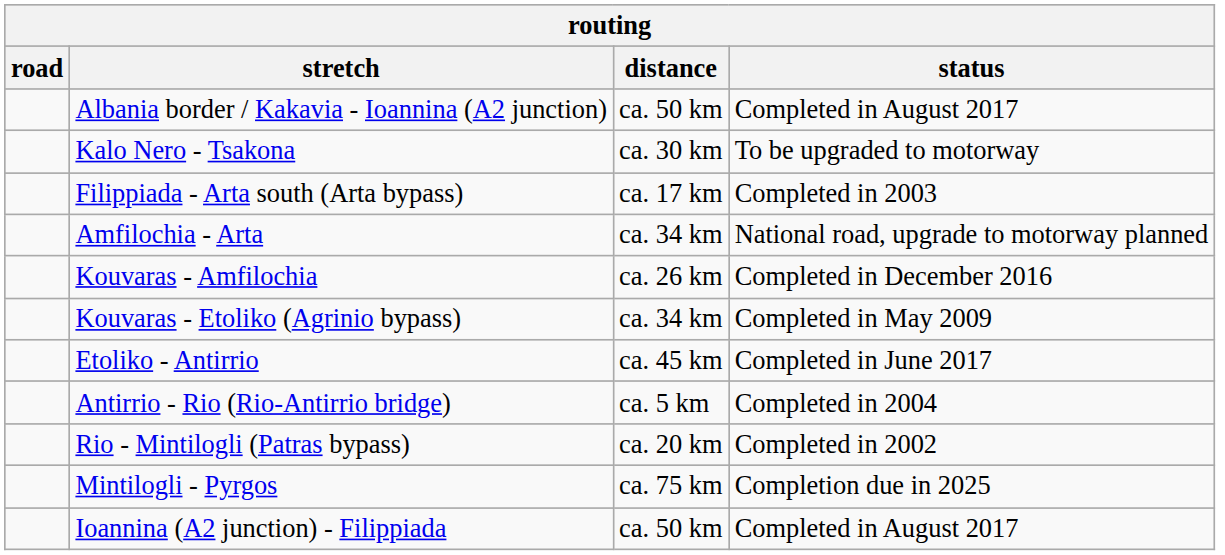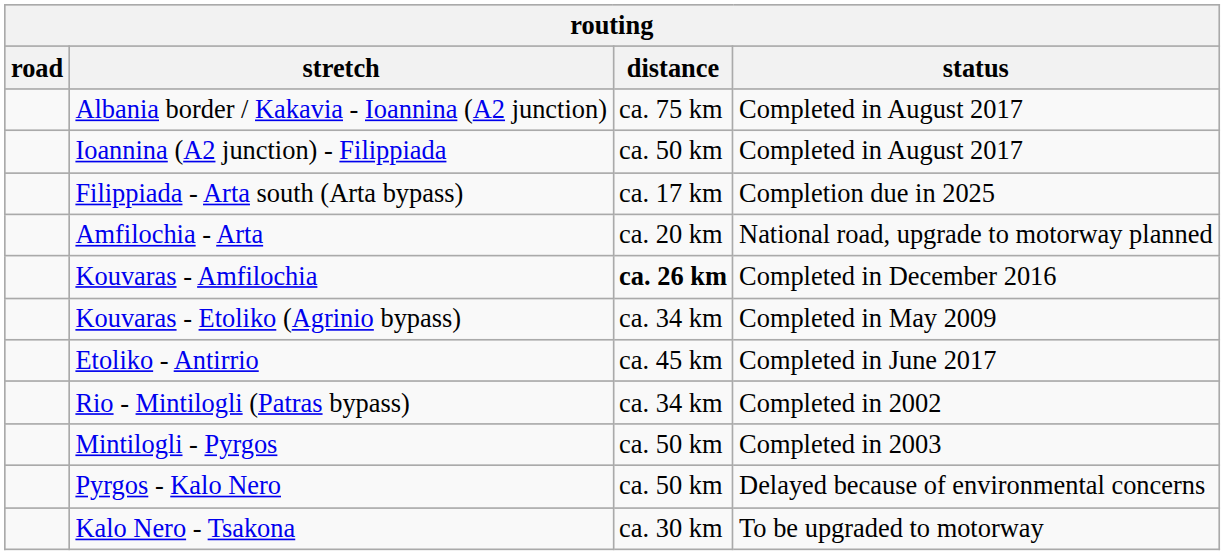(671, 109) ca. 50 km -> (671, 109) ca. 75 km
rows swapped: (261, 527) <-> (185, 151)
(836, 192) Completed in 2003 -> (867, 192) Completion due in 2025
(671, 234) ca. 34 km -> (671, 234) ca. 20 km
(671, 276) normal -> (673, 276) bold
- row: (263, 402)
(671, 444) ca. 20 km -> (671, 402) ca. 34 km
(671, 485) ca. 75 km -> (671, 444) ca. 50 km
(863, 485) Completion due in 2025 -> (840, 444) Completed in 2003
+ row: (178, 485)
